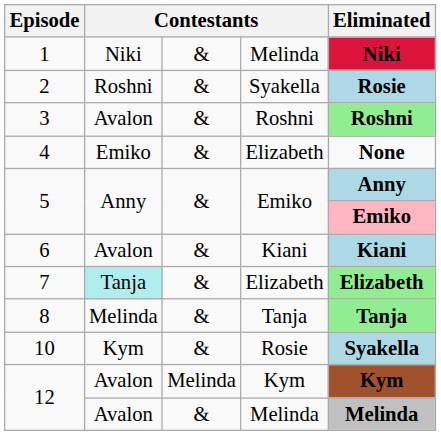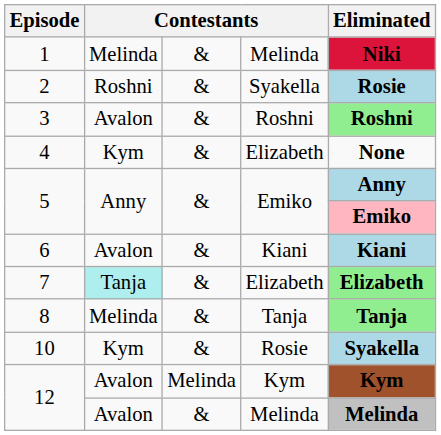(123, 53) Niki -> (123, 53) Melinda
(123, 151) Emiko -> (123, 151) Kym
